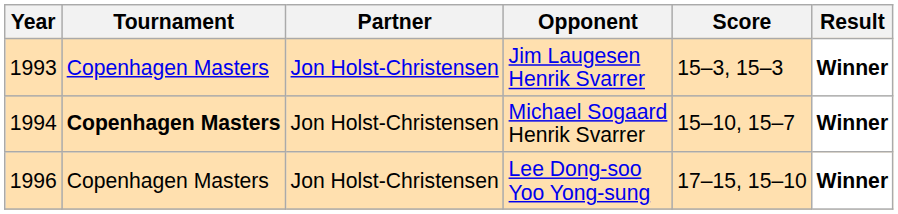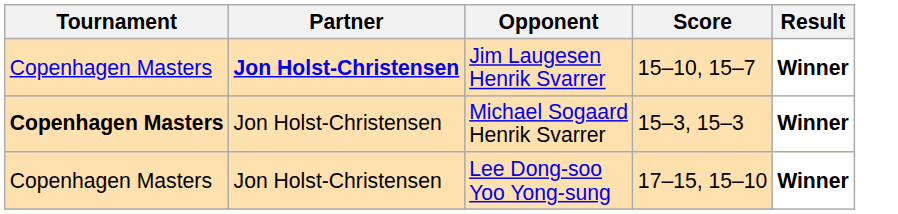- column: (33, 22)
(395, 67) normal -> (346, 67) bold
(730, 67) 15–3, 15–3 -> (697, 67) 15–10, 15–7
(736, 124) 15–10, 15–7 -> (691, 124) 15–3, 15–3
